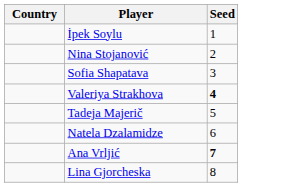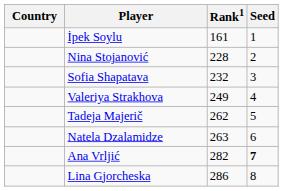+ column: (227, 16)
(213, 93) bold -> (253, 96) normal
